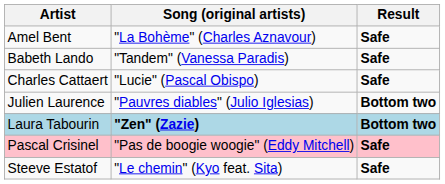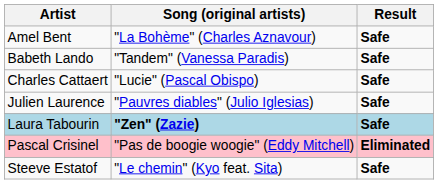(398, 102) Bottom two -> (375, 102) Safe
(398, 124) Bottom two -> (375, 124) Safe
(375, 146) Safe -> (395, 146) Eliminated
